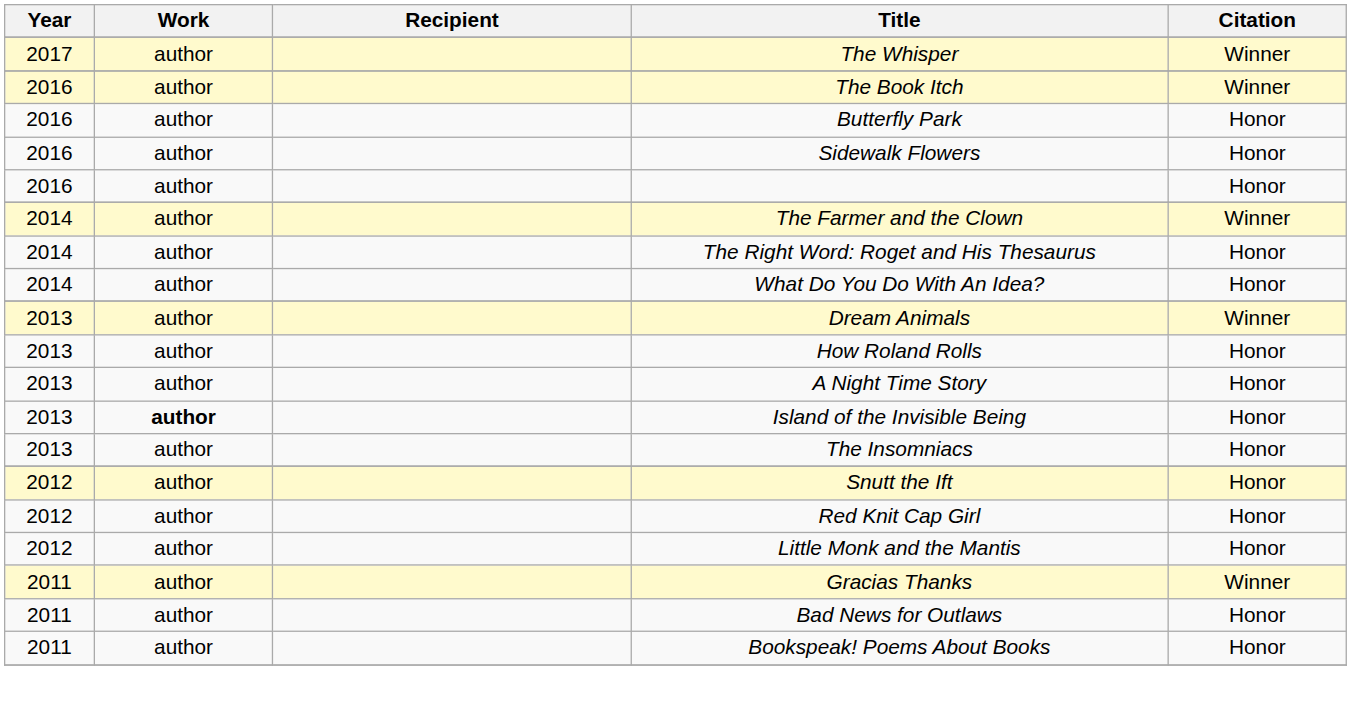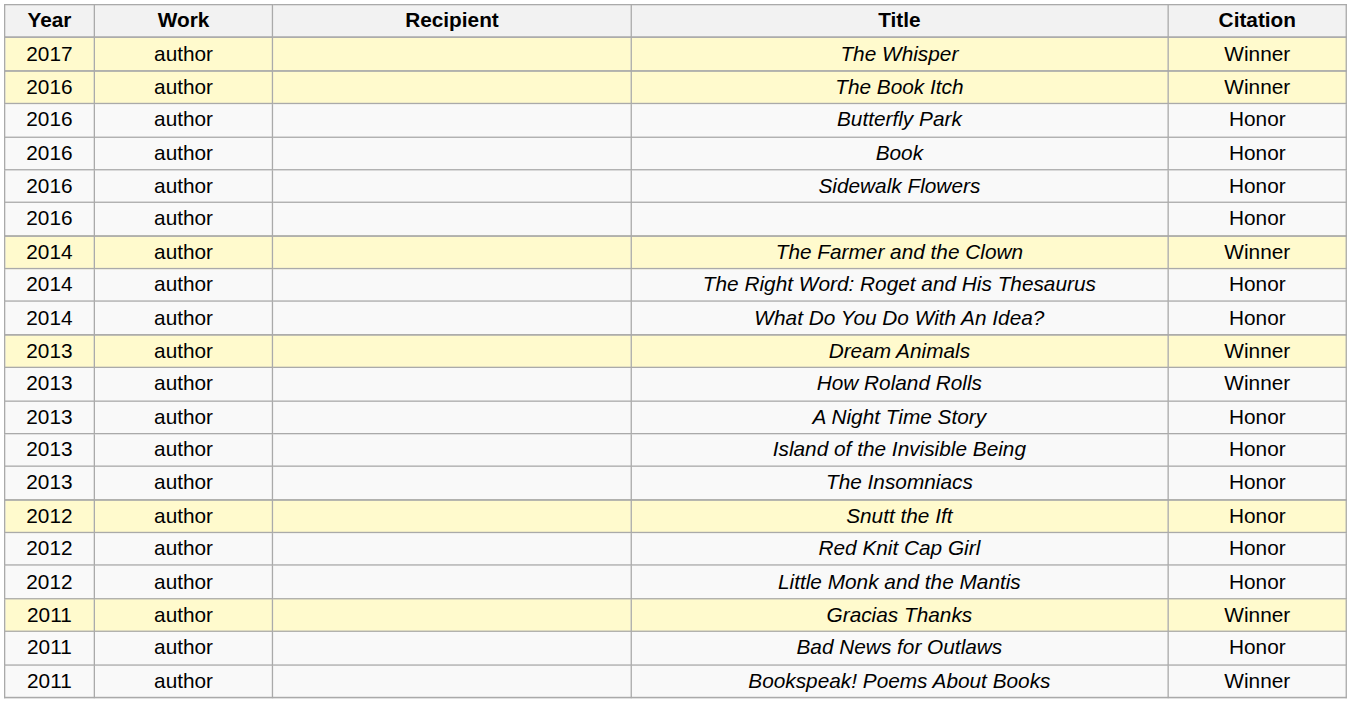+ row: (49, 152)
(1257, 350) Honor -> (1257, 383) Winner
(184, 416) bold -> (184, 449) normal
(1257, 647) Honor -> (1257, 680) Winner
